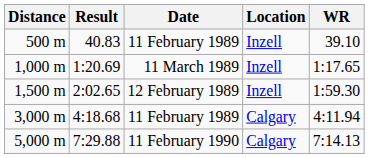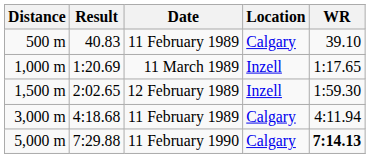(264, 41) Inzell -> (271, 41) Calgary
(336, 141) normal -> (337, 141) bold
